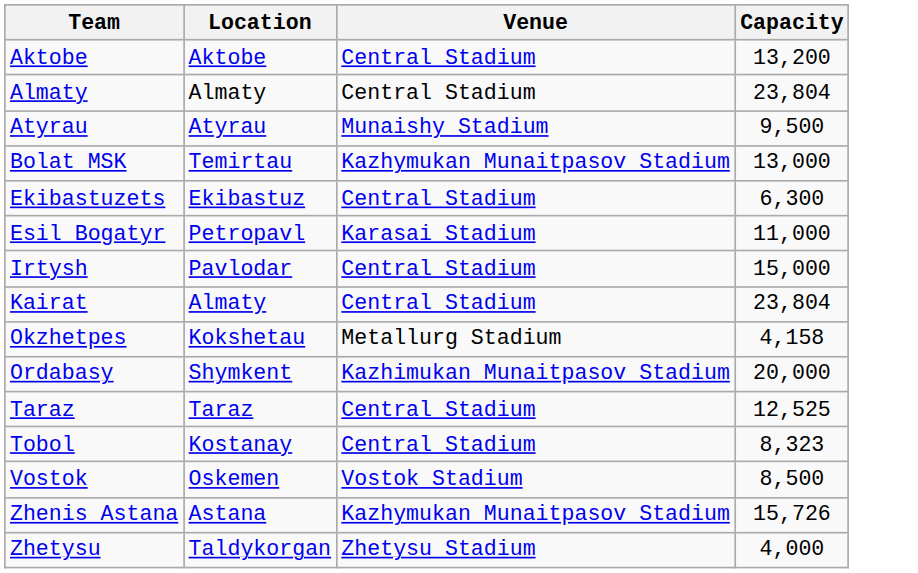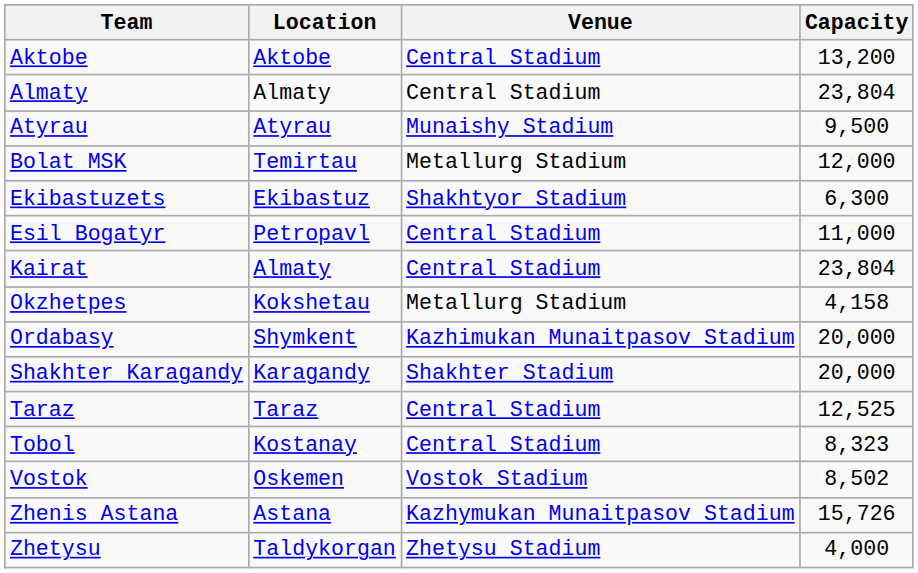(536, 163) Kazhymukan Munaitpasov Stadium -> (516, 163) Metallurg Stadium
(792, 163) 13,000 -> (857, 163) 12,000
(438, 198) Central Stadium -> (516, 198) Shakhtyor Stadium
(438, 233) Karasai Stadium -> (503, 233) Central Stadium
- row: (49, 269)
+ row: (127, 374)
(792, 480) 8,500 -> (857, 480) 8,502
